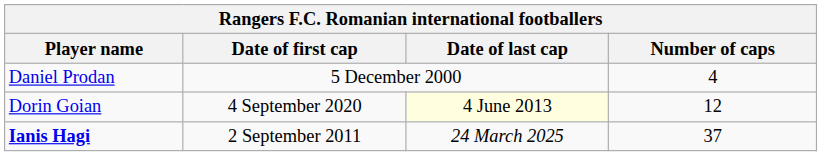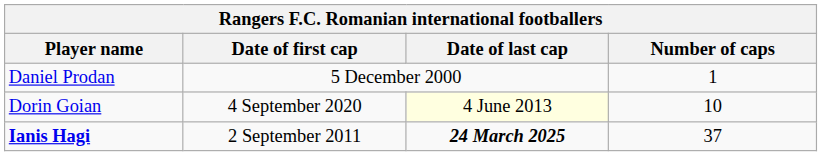(713, 77) 4 -> (713, 77) 1
(713, 106) 12 -> (713, 106) 10
(507, 135) normal -> (507, 135) bold
